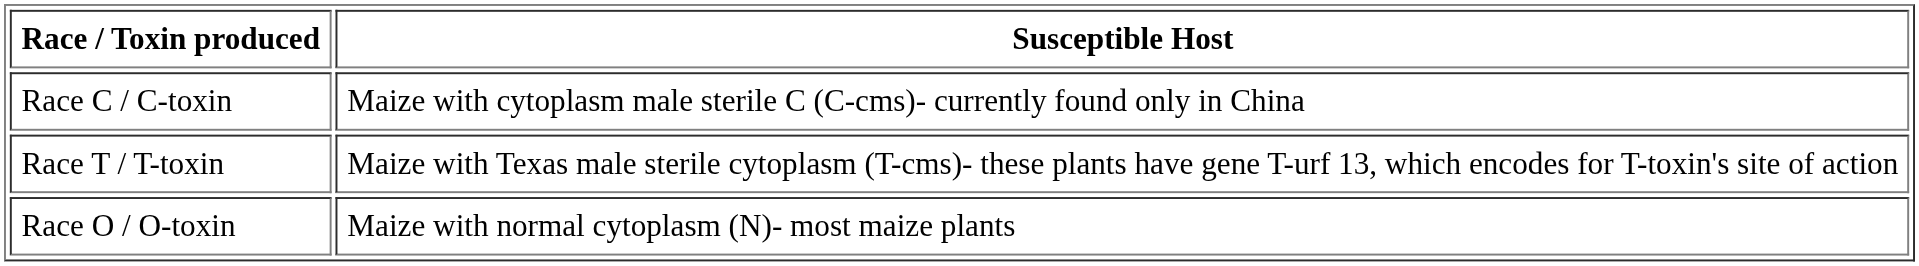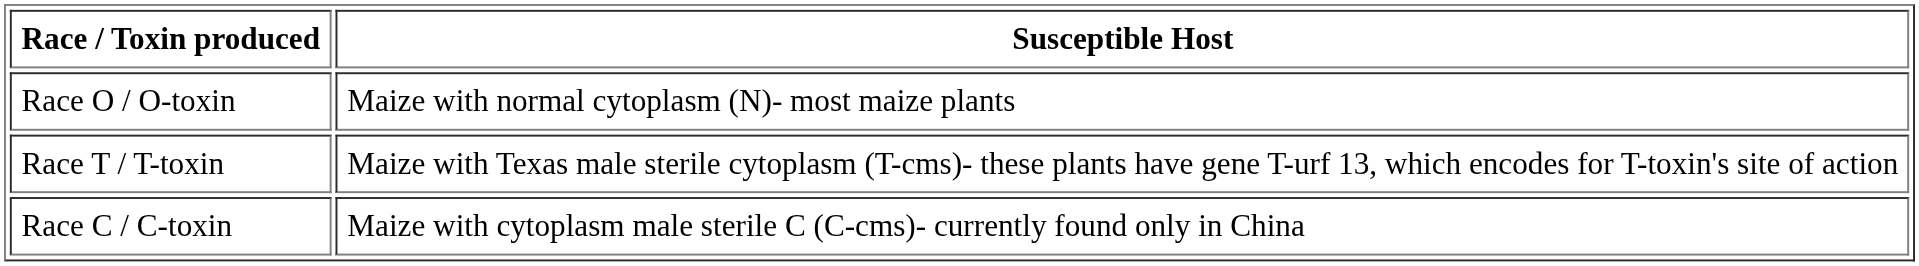rows swapped: (129, 225) <-> (127, 101)
